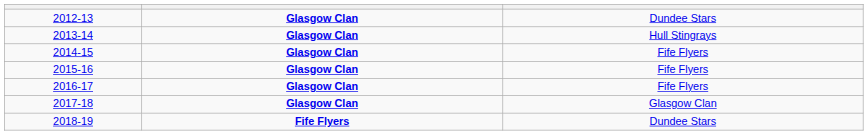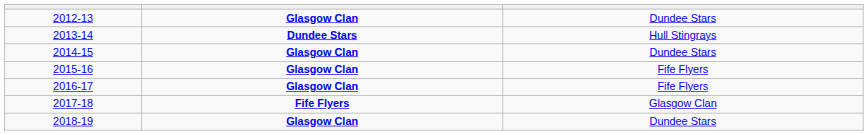(322, 35) Glasgow Clan -> (322, 35) Dundee Stars
(683, 52) Fife Flyers -> (683, 52) Dundee Stars
(322, 104) Glasgow Clan -> (322, 104) Fife Flyers
(322, 121) Fife Flyers -> (322, 121) Glasgow Clan
